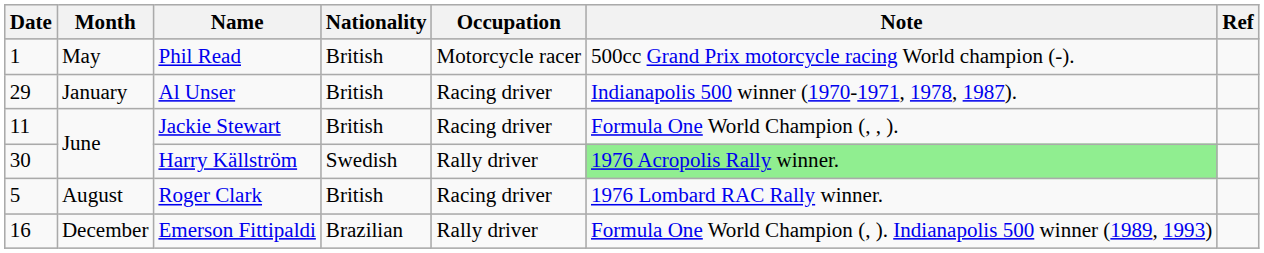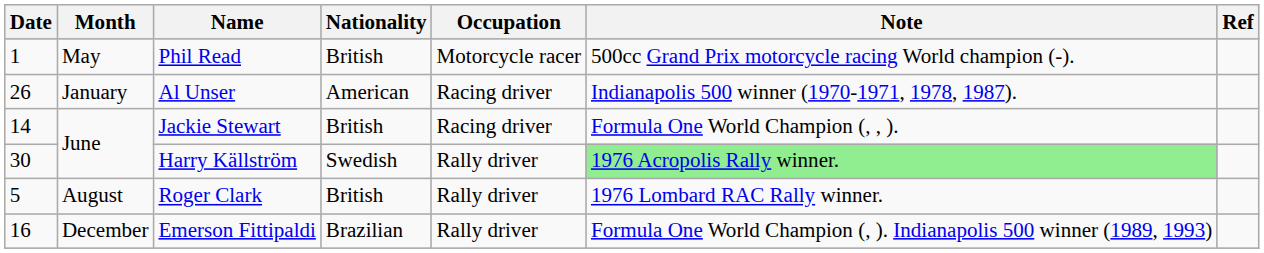(20, 91) 29 -> (20, 91) 26
(355, 91) British -> (367, 91) American
(20, 125) 11 -> (20, 125) 14
(494, 195) Racing driver -> (487, 195) Rally driver
